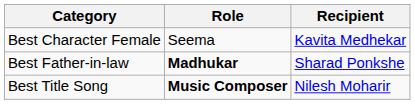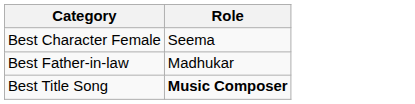- column: (350, 16)
(203, 63) bold -> (201, 63) normal
